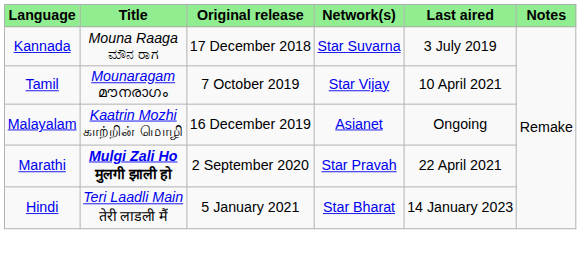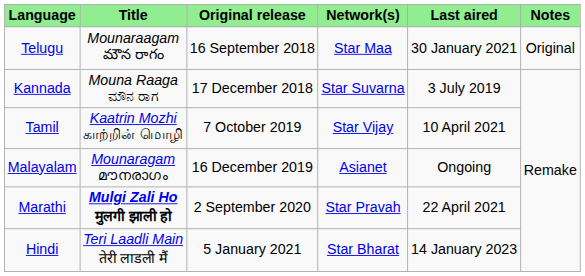+ row: (42, 48)
(133, 84) Mounaragam മൗനരാഗം -> (133, 127) Kaatrin Mozhi காற்றின் மொழி
(133, 123) Kaatrin Mozhi காற்றின் மொழி -> (133, 167) Mounaragam മൗനരാഗം
